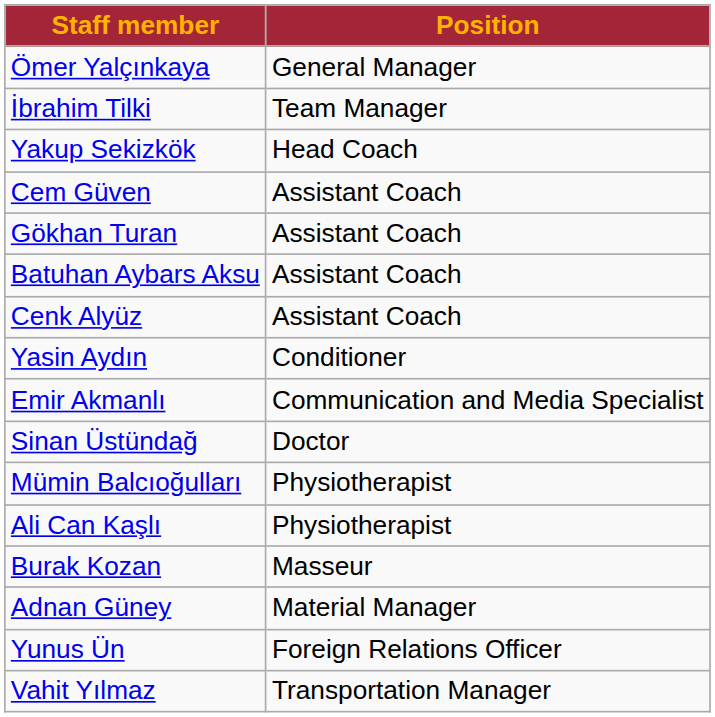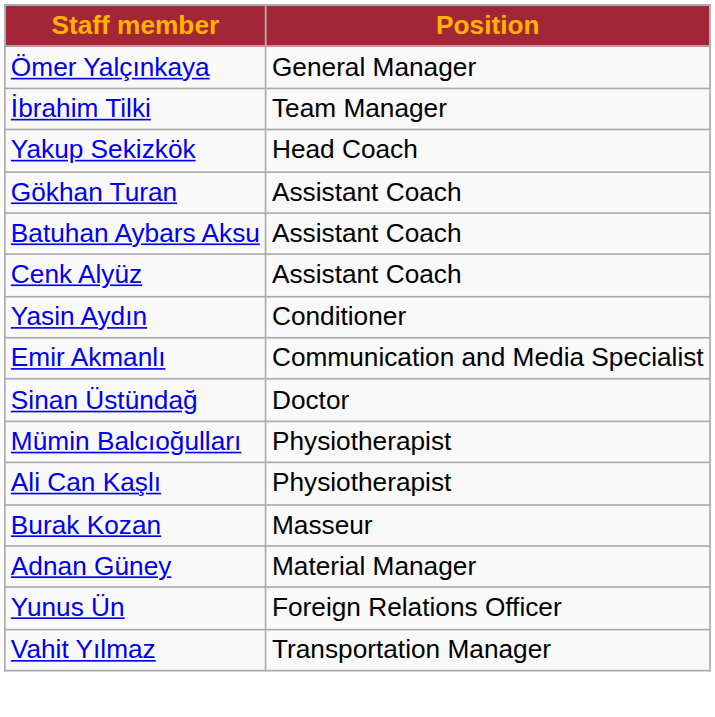- row: (81, 191)
